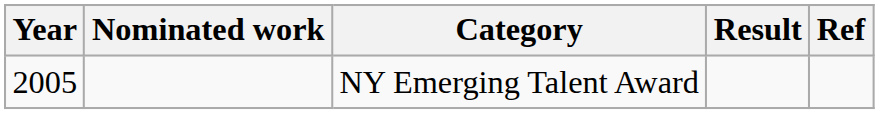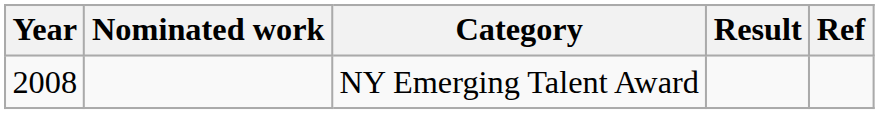(45, 81) 2005 -> (45, 81) 2008
